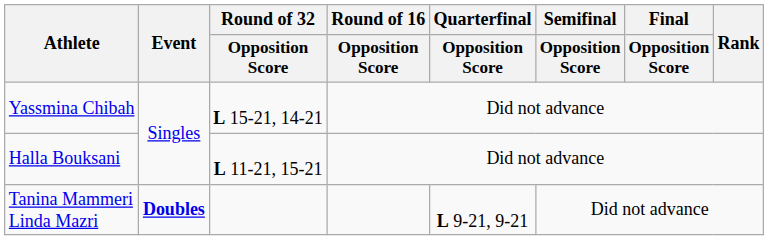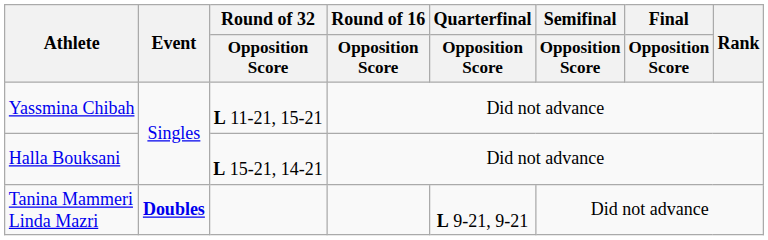(268, 118) L 15-21, 14-21 -> (268, 118) L 11-21, 15-21
(268, 169) L 11-21, 15-21 -> (268, 169) L 15-21, 14-21
